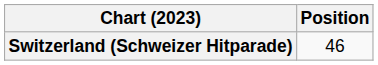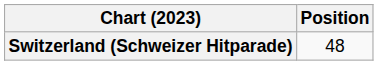(335, 45) 46 -> (335, 45) 48
